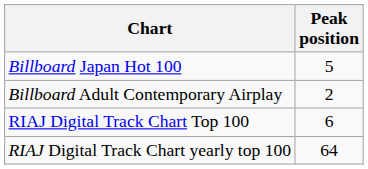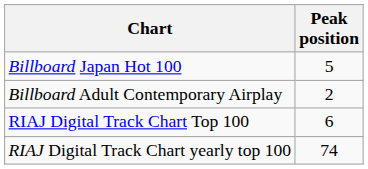(329, 149) 64 -> (329, 149) 74
